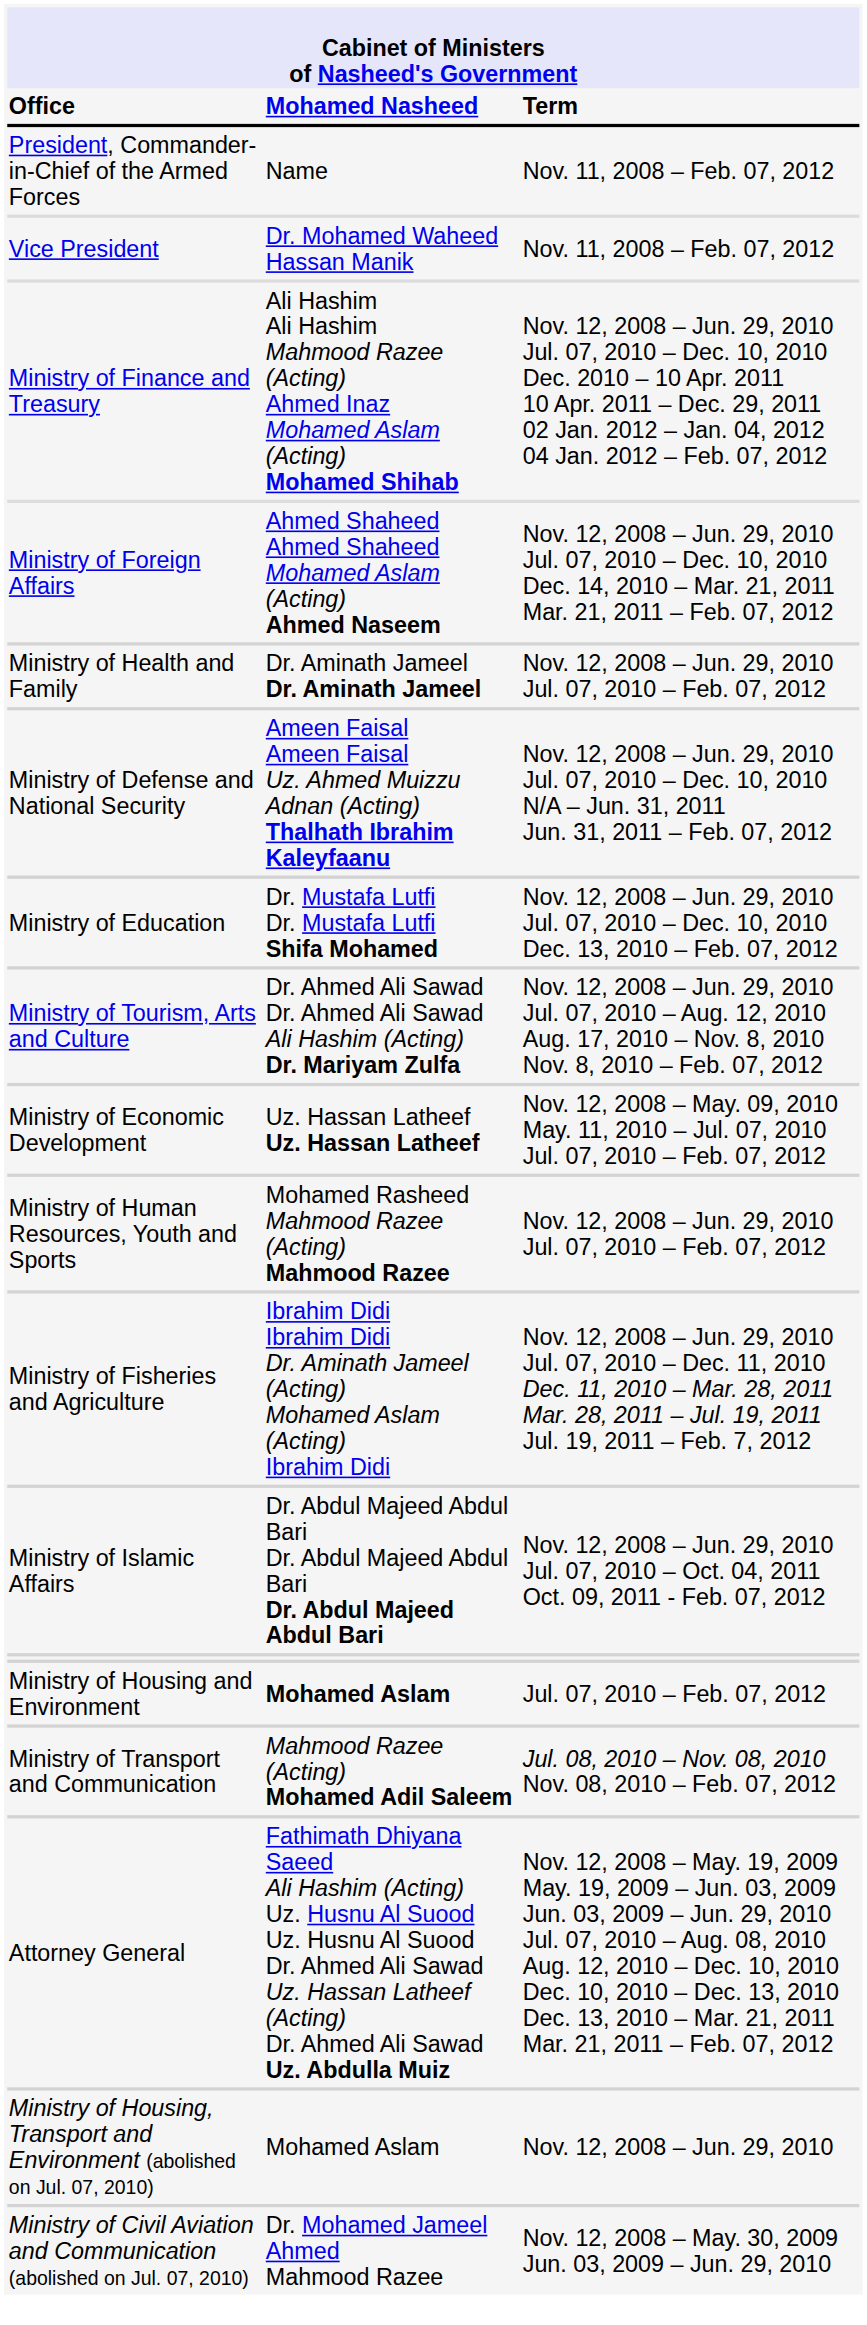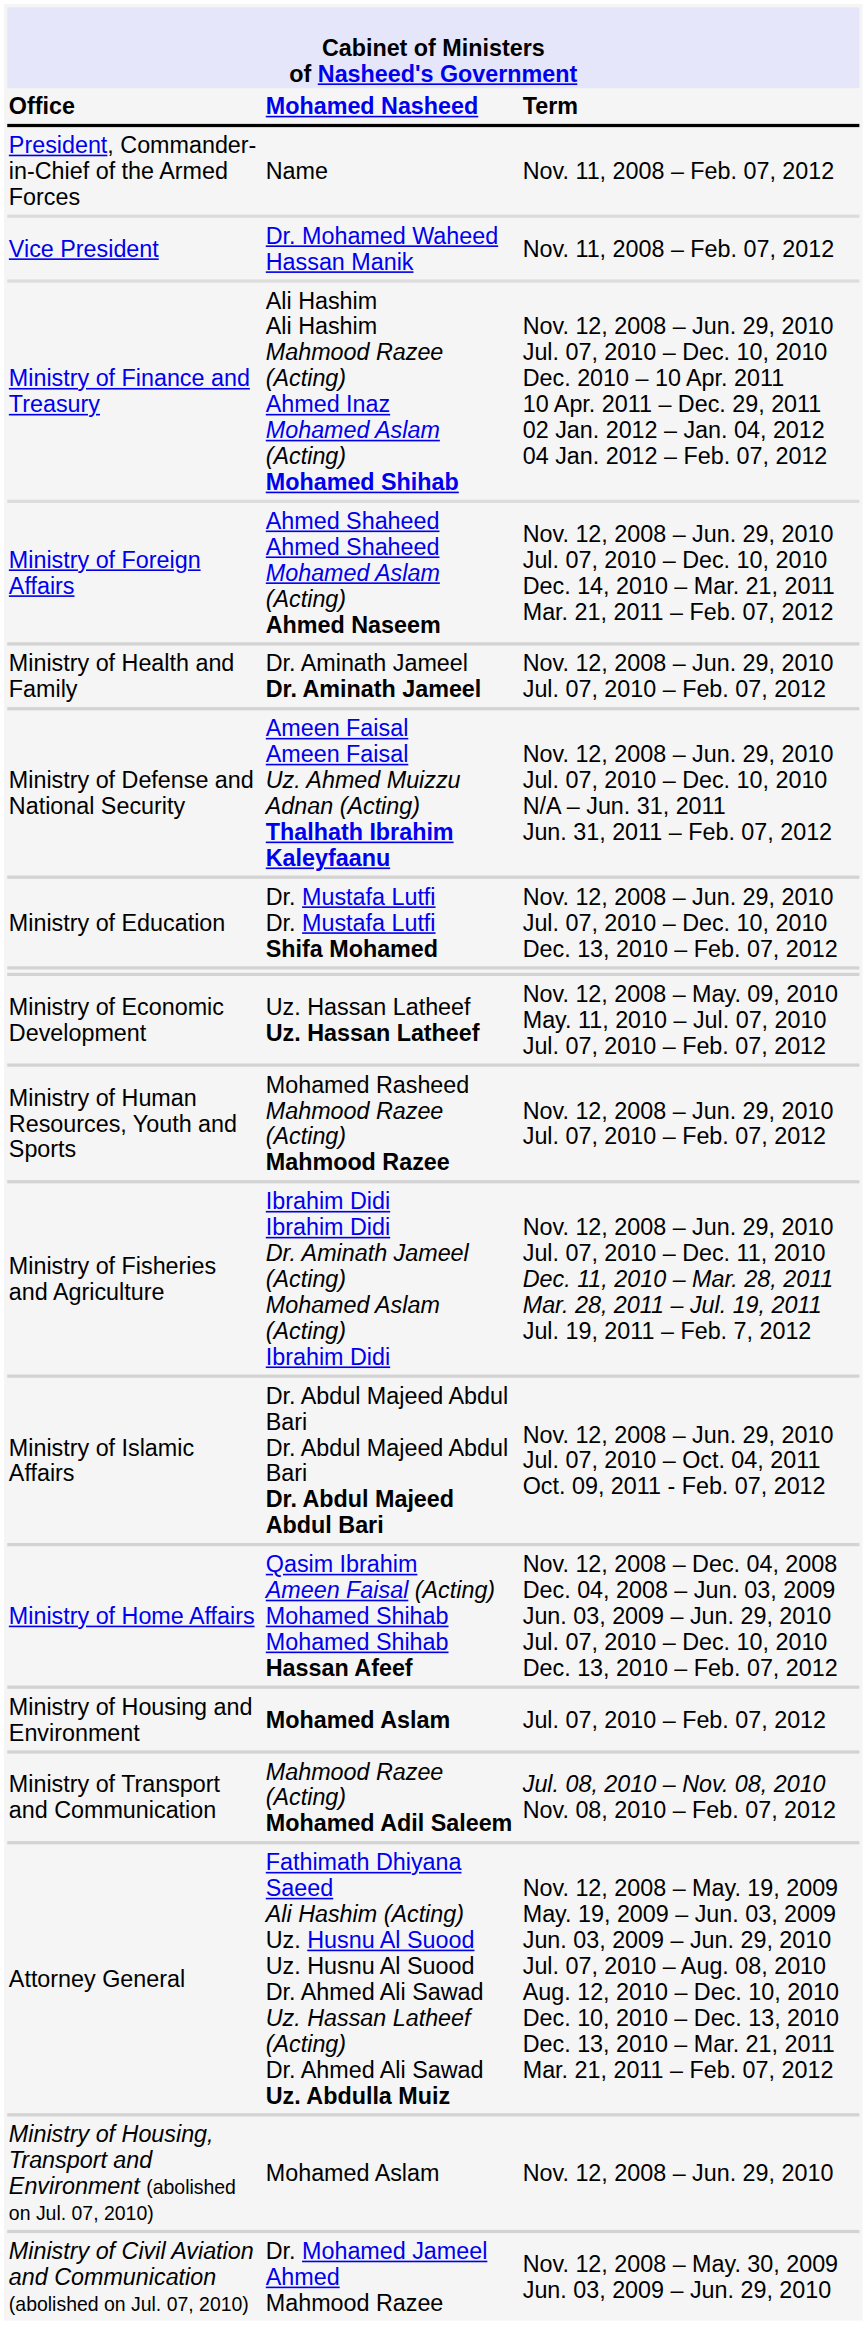- row: (132, 1026)
+ row: (132, 1616)
